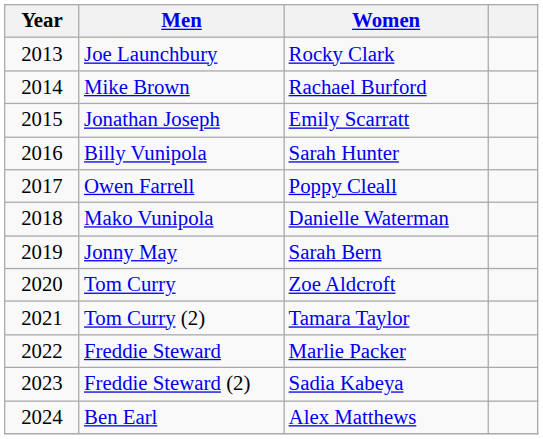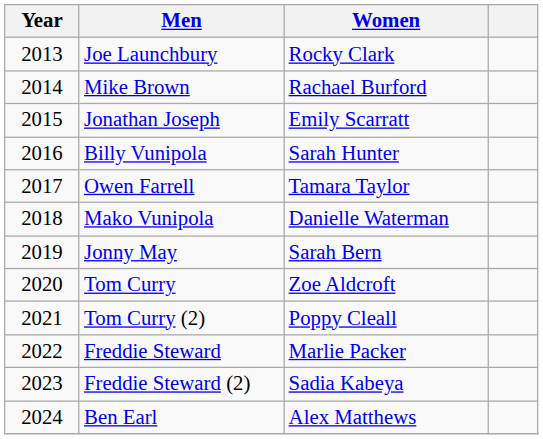(343, 185) Poppy Cleall -> (349, 185) Tamara Taylor
(349, 317) Tamara Taylor -> (343, 317) Poppy Cleall
